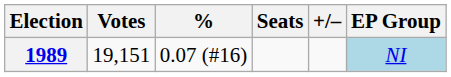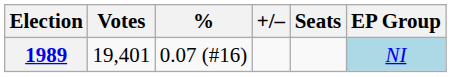columns swapped: (280, 21) <-> (327, 21)
(121, 54) 19,151 -> (121, 54) 19,401
